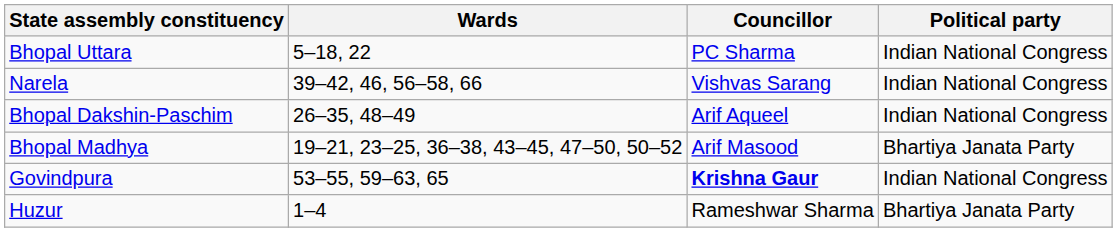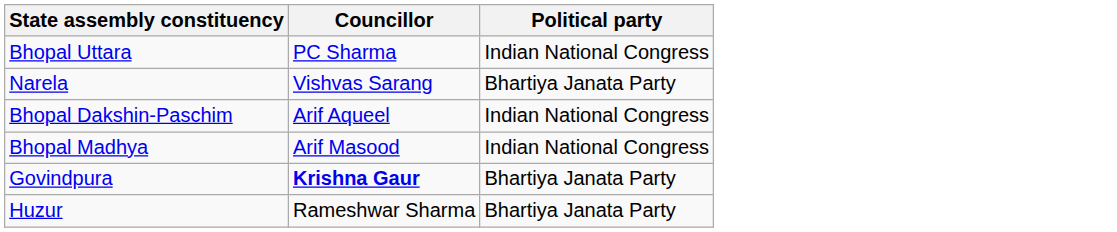- column: (488, 20)
(995, 83) Indian National Congress -> (580, 83) Bhartiya Janata Party
(979, 147) Bhartiya Janata Party -> (597, 147) Indian National Congress
(995, 178) Indian National Congress -> (580, 178) Bhartiya Janata Party
